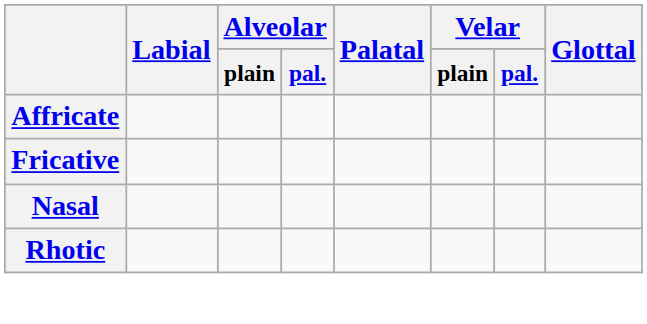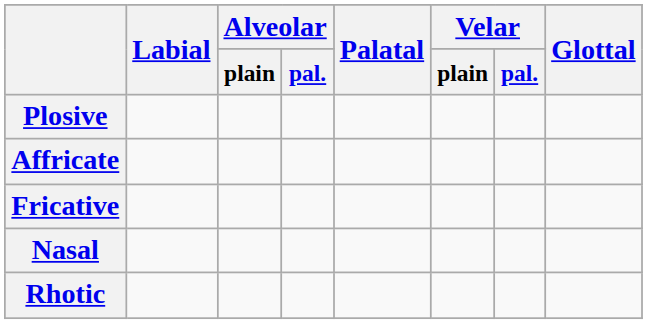+ row: (65, 116)
